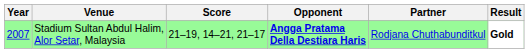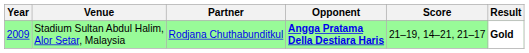columns swapped: (428, 13) <-> (217, 13)
(18, 35) 2007 -> (18, 35) 2009
